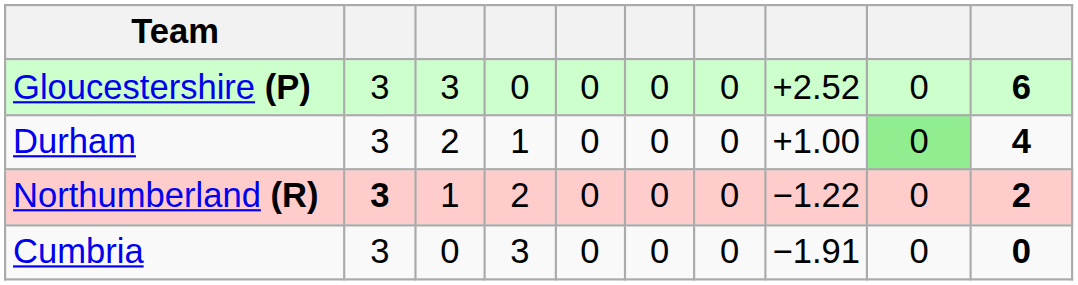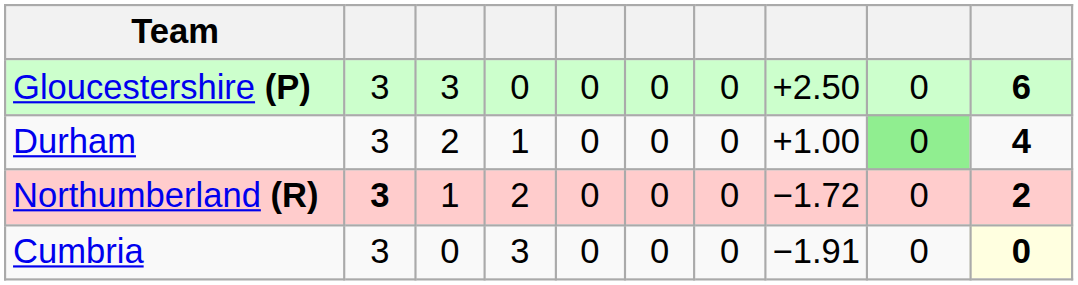(816, 86) +2.52 -> (816, 86) +2.50
(816, 196) −1.22 -> (816, 196) −1.72
(1021, 251) no background -> (1021, 251) lightyellow background
